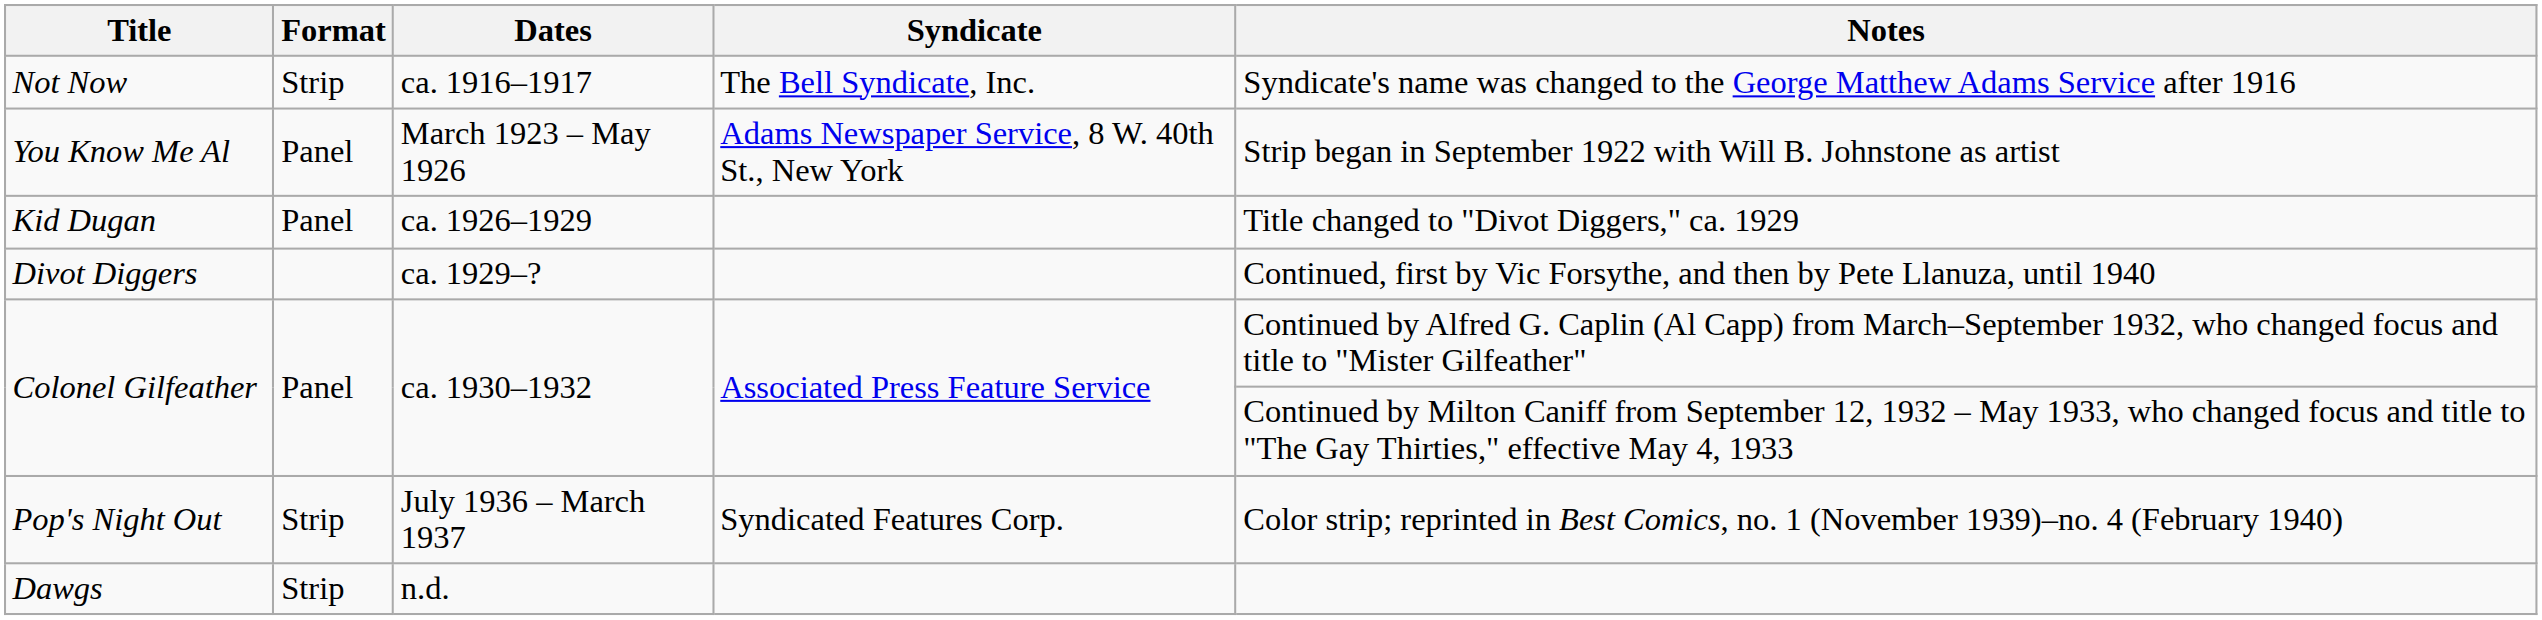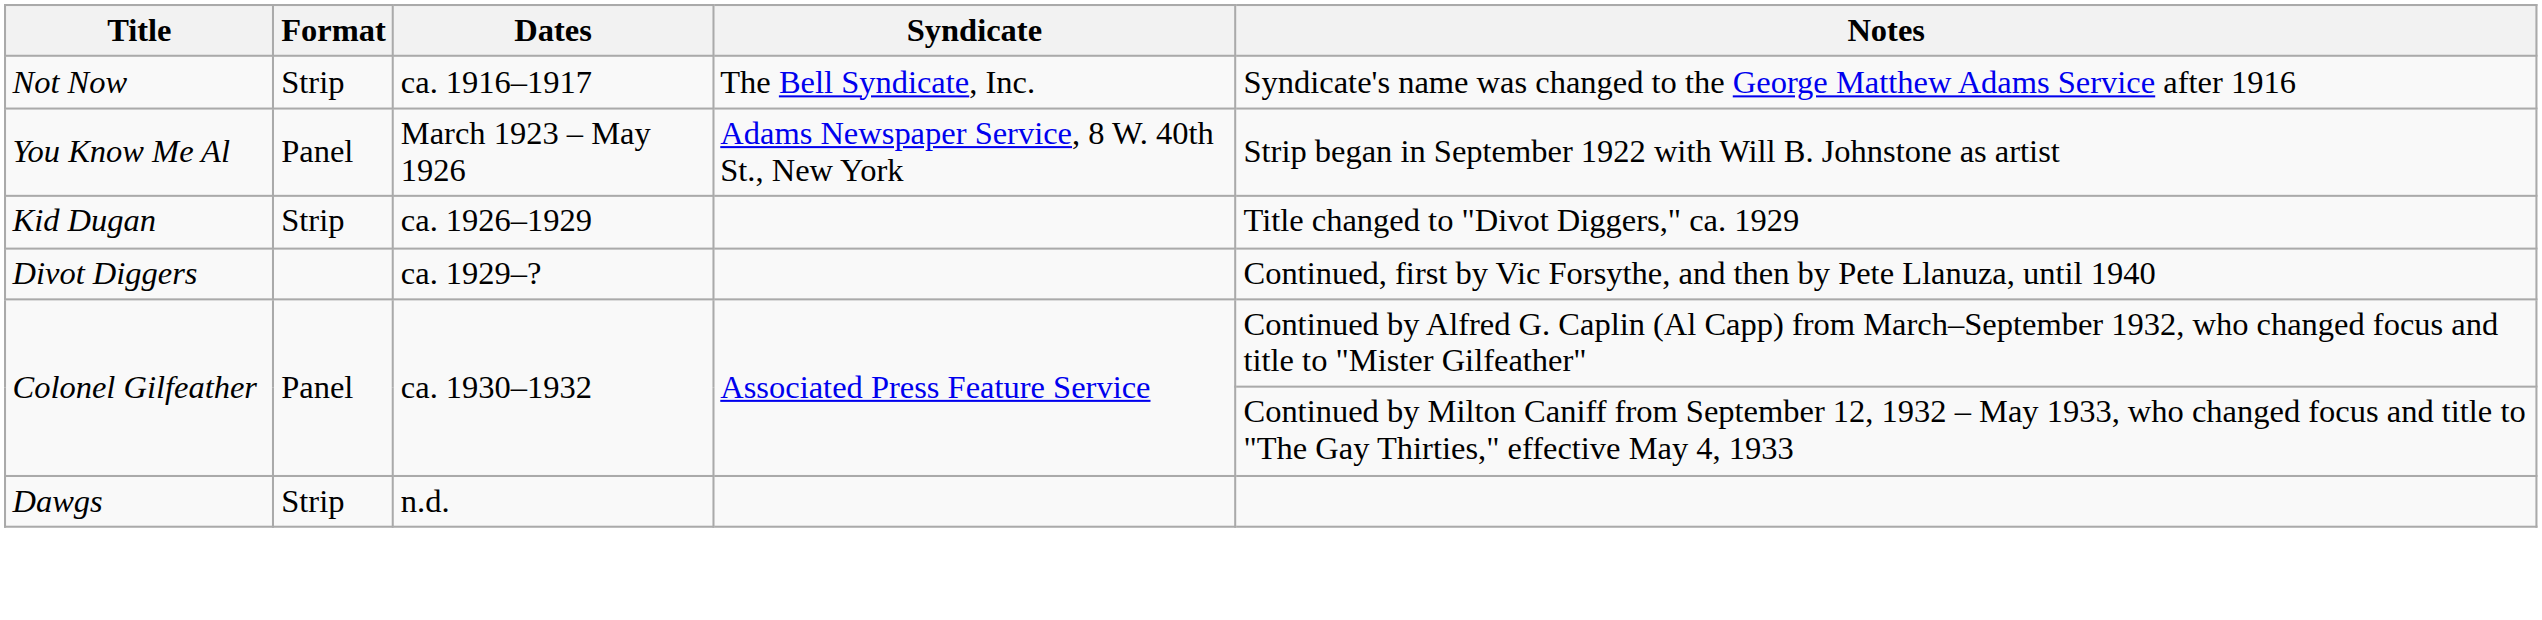(317, 221) Panel -> (313, 221) Strip
- row: (117, 518)
